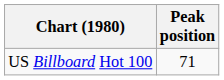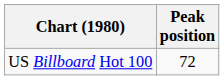(187, 61) 71 -> (187, 61) 72
